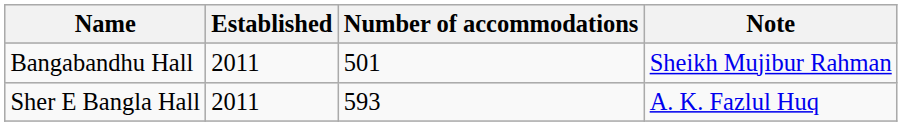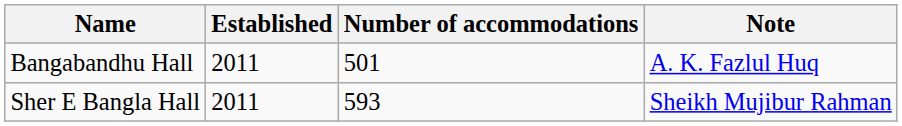(771, 62) Sheikh Mujibur Rahman -> (734, 62) A. K. Fazlul Huq
(734, 101) A. K. Fazlul Huq -> (771, 101) Sheikh Mujibur Rahman
